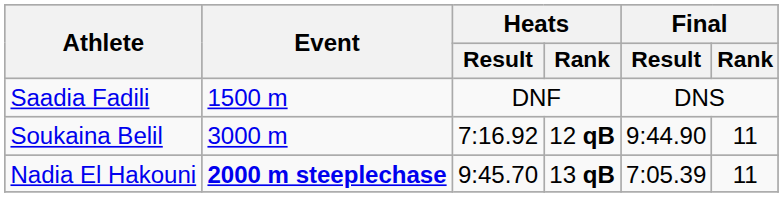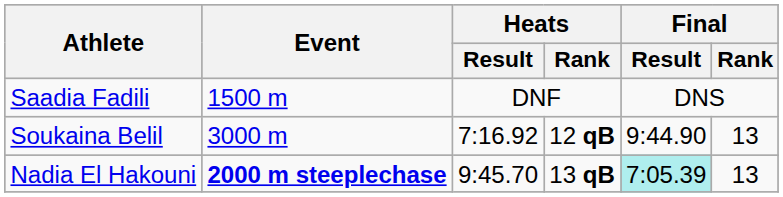(745, 136) 11 -> (745, 136) 13
(666, 174) no background -> (666, 174) paleturquoise background
(745, 174) 11 -> (745, 174) 13
